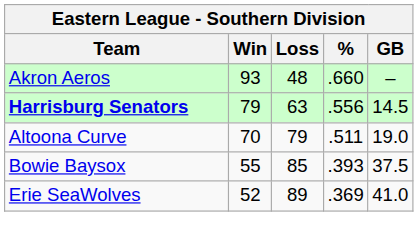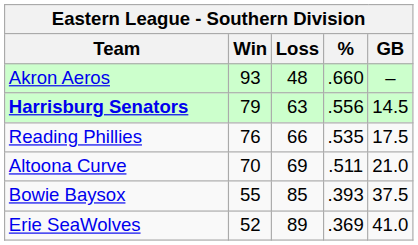+ row: (75, 136)
(297, 136) 79 -> (297, 166) 69
(390, 136) 19.0 -> (390, 166) 21.0
